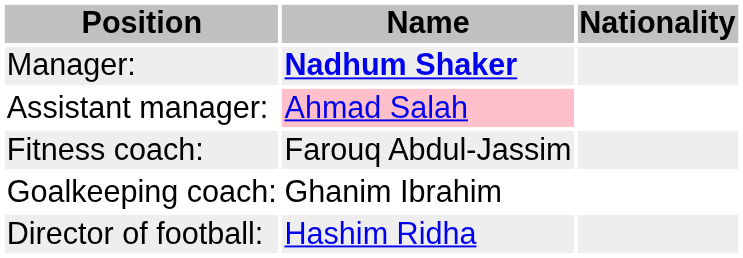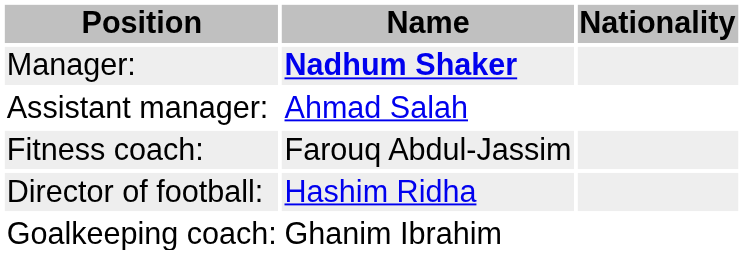(376, 107) pink background -> (376, 107) no background
rows swapped: (142, 191) <-> (135, 233)
